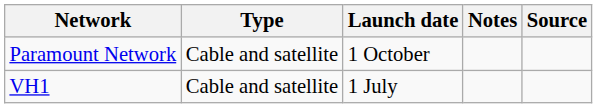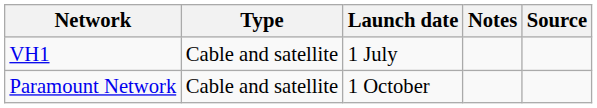rows swapped: (93, 53) <-> (29, 86)
